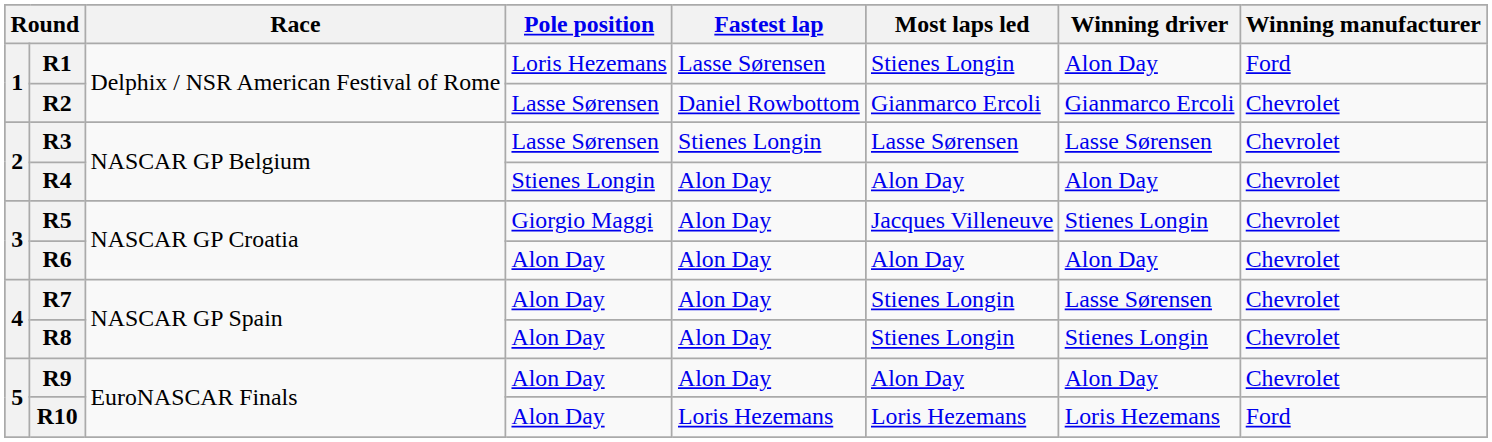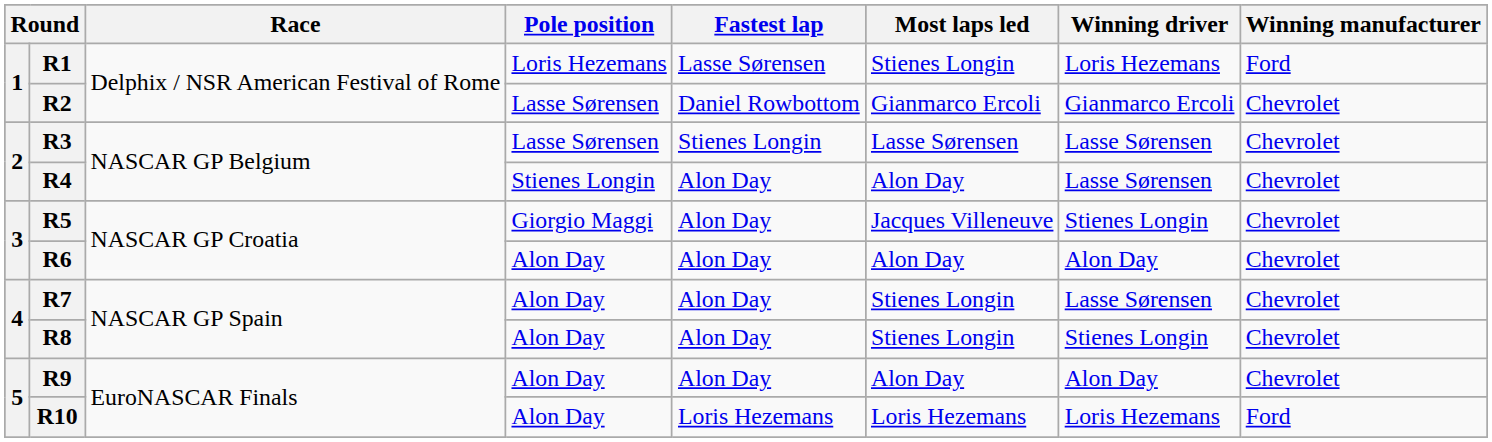(1111, 62) Alon Day -> (1142, 62) Loris Hezemans
(1111, 180) Alon Day -> (1138, 180) Lasse Sørensen
